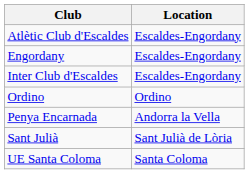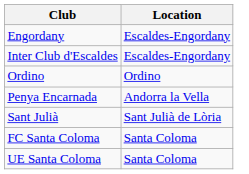- row: (68, 35)
+ row: (53, 138)
